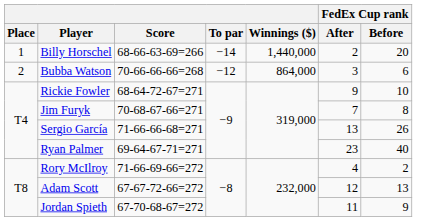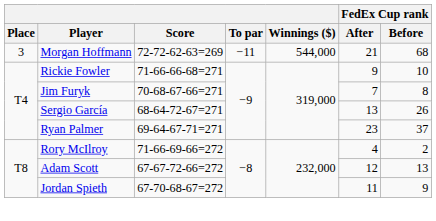- row: (76, 52)
- row: (76, 71)
+ row: (86, 52)
(160, 91) 68-64-72-67=271 -> (180, 71) 71-66-66-68=271
(160, 129) 71-66-66-68=271 -> (180, 110) 68-64-72-67=271
(403, 149) 40 -> (422, 129) 37
